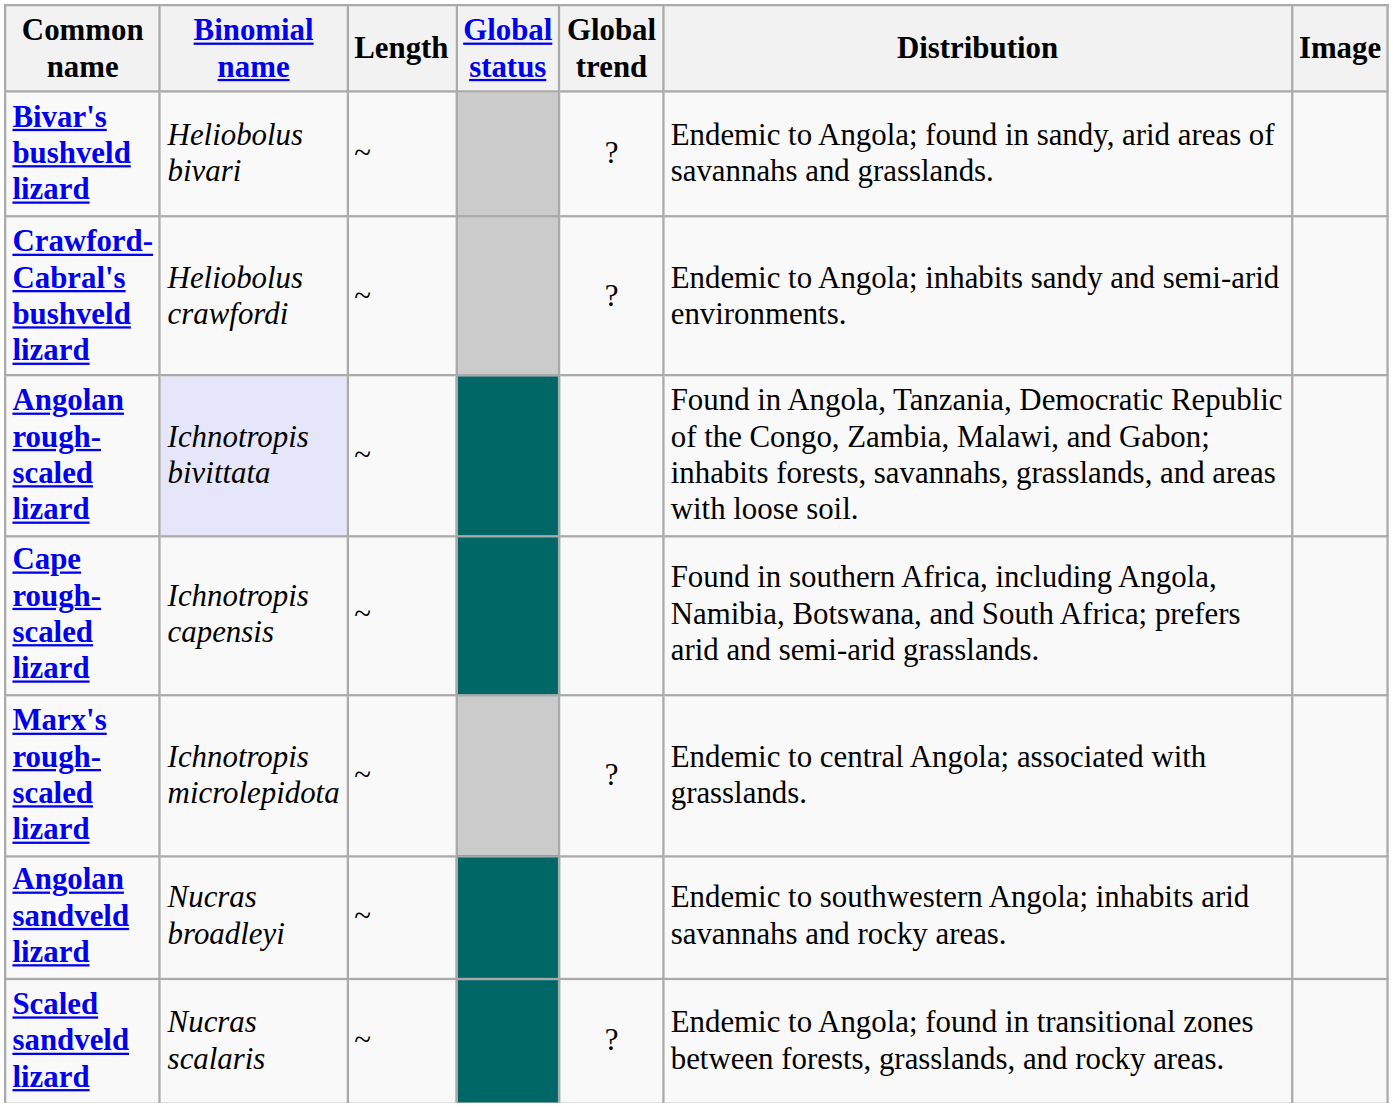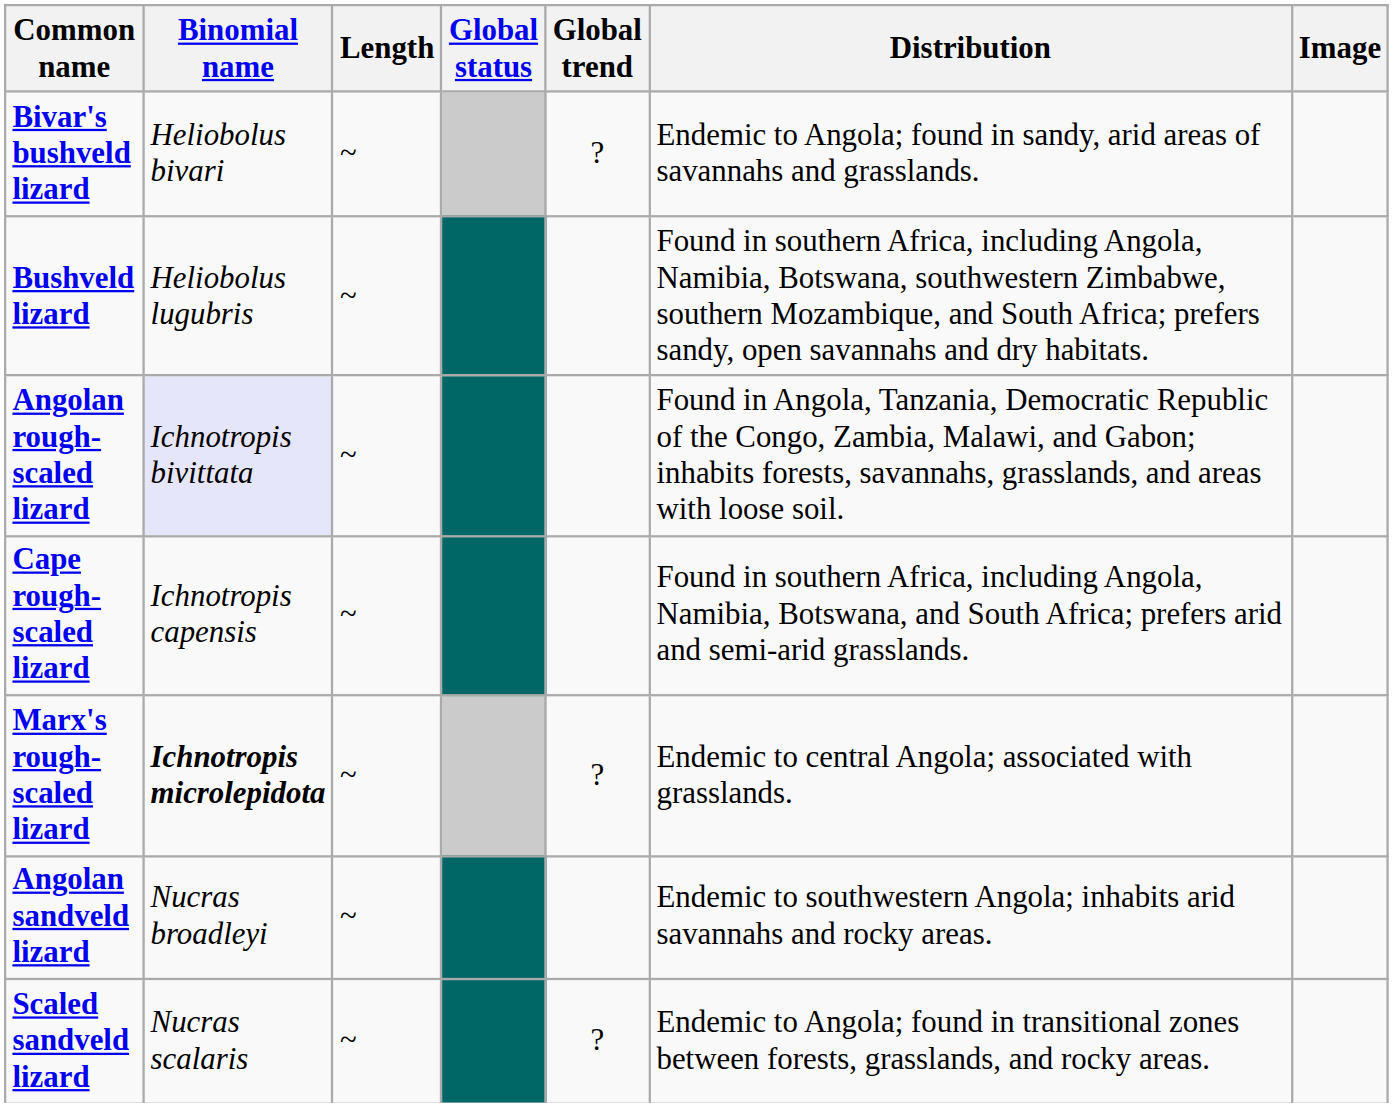- row: (83, 294)
+ row: (73, 294)
(254, 774) normal -> (238, 774) bold
